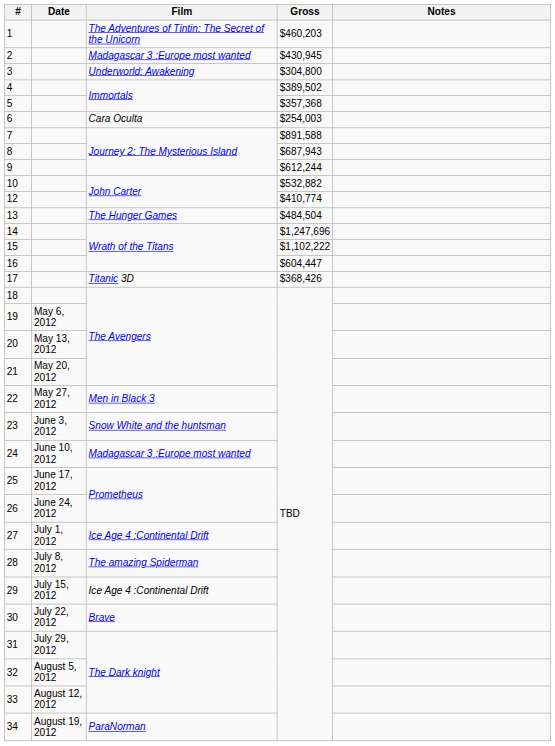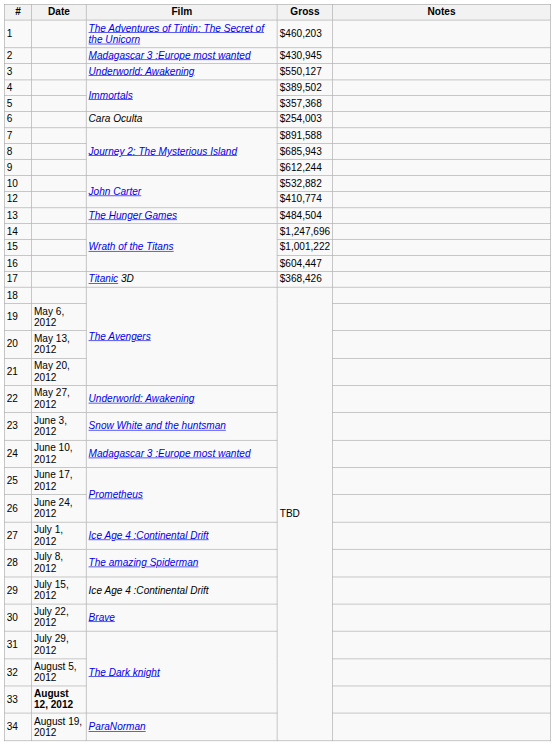(301, 71) $304,800 -> (301, 71) $550,127
(301, 151) $687,943 -> (301, 151) $685,943
(305, 247) $1,102,222 -> (305, 247) $1,001,222
(122, 399) Men in Black 3 -> (142, 399) Underworld: Awakening
(58, 699) normal -> (54, 699) bold
